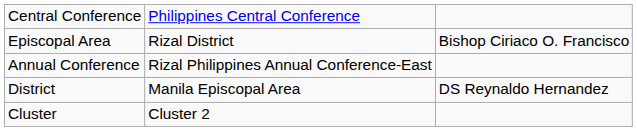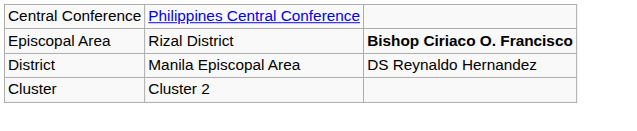(534, 41) normal -> (470, 41) bold
- row: (74, 65)
